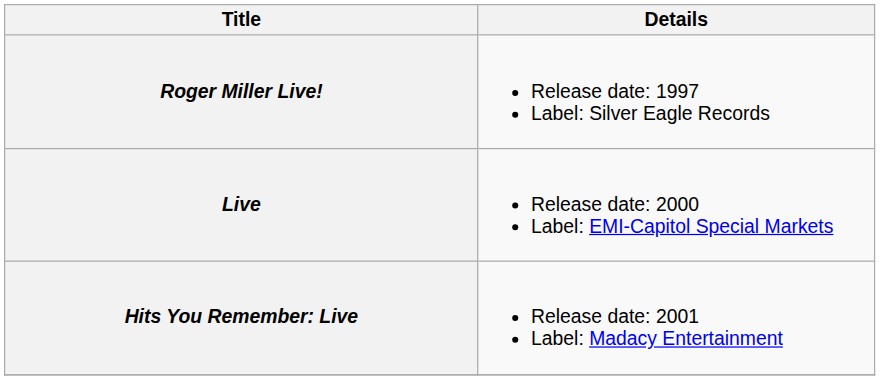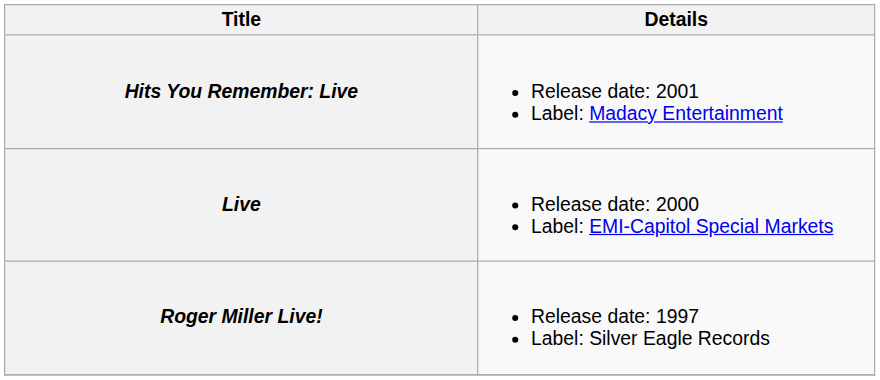rows swapped: (241, 91) <-> (241, 317)
